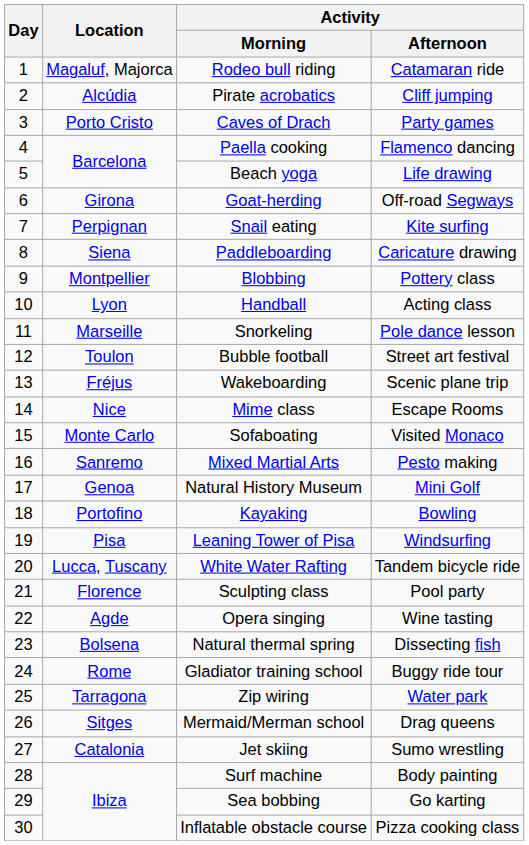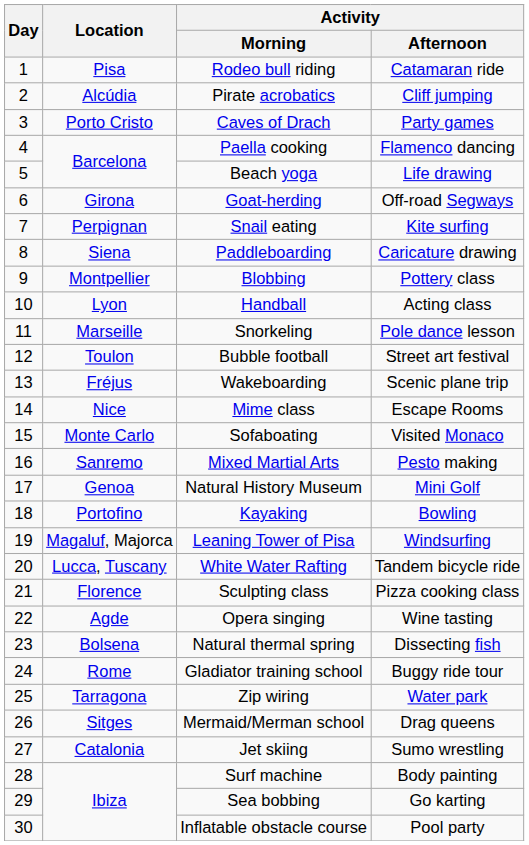(109, 69) Magaluf, Majorca -> (109, 69) Pisa
(109, 540) Pisa -> (109, 540) Magaluf, Majorca
(447, 592) Pool party -> (447, 592) Pizza cooking class
(447, 827) Pizza cooking class -> (447, 827) Pool party
